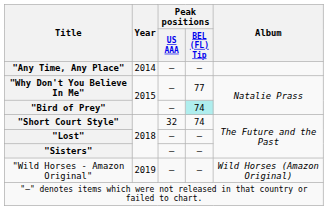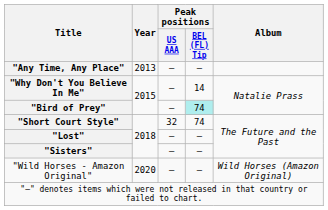(145, 69) 2014 -> (145, 69) 2013
(199, 88) 77 -> (199, 88) 14
(145, 170) 2019 -> (145, 170) 2020
